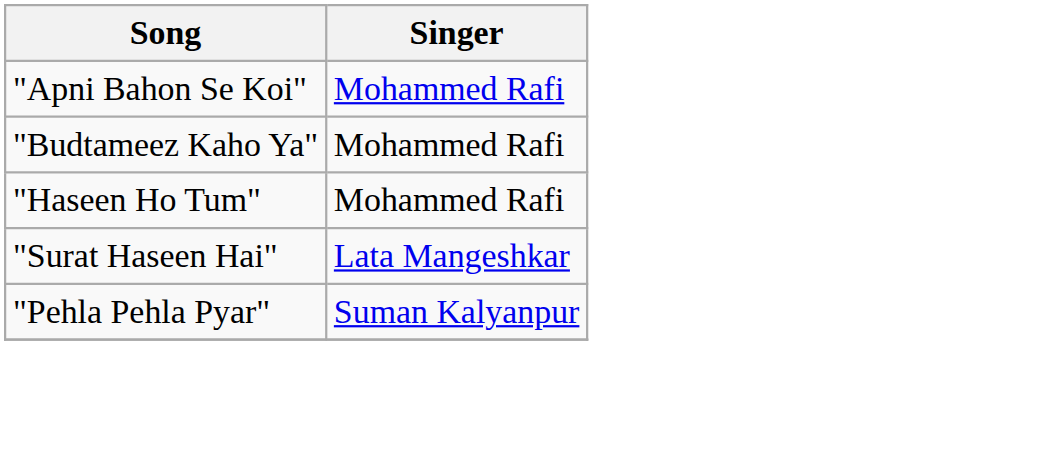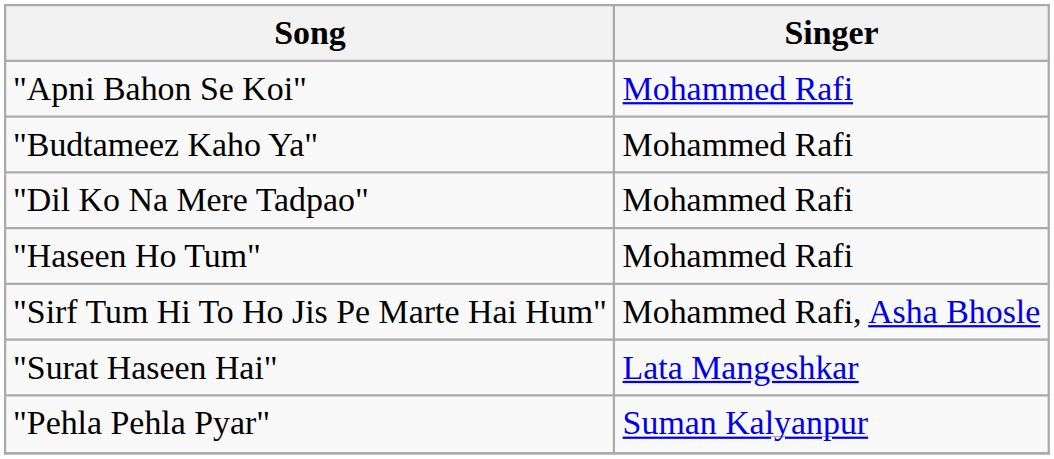+ row: (191, 200)
+ row: (310, 312)
